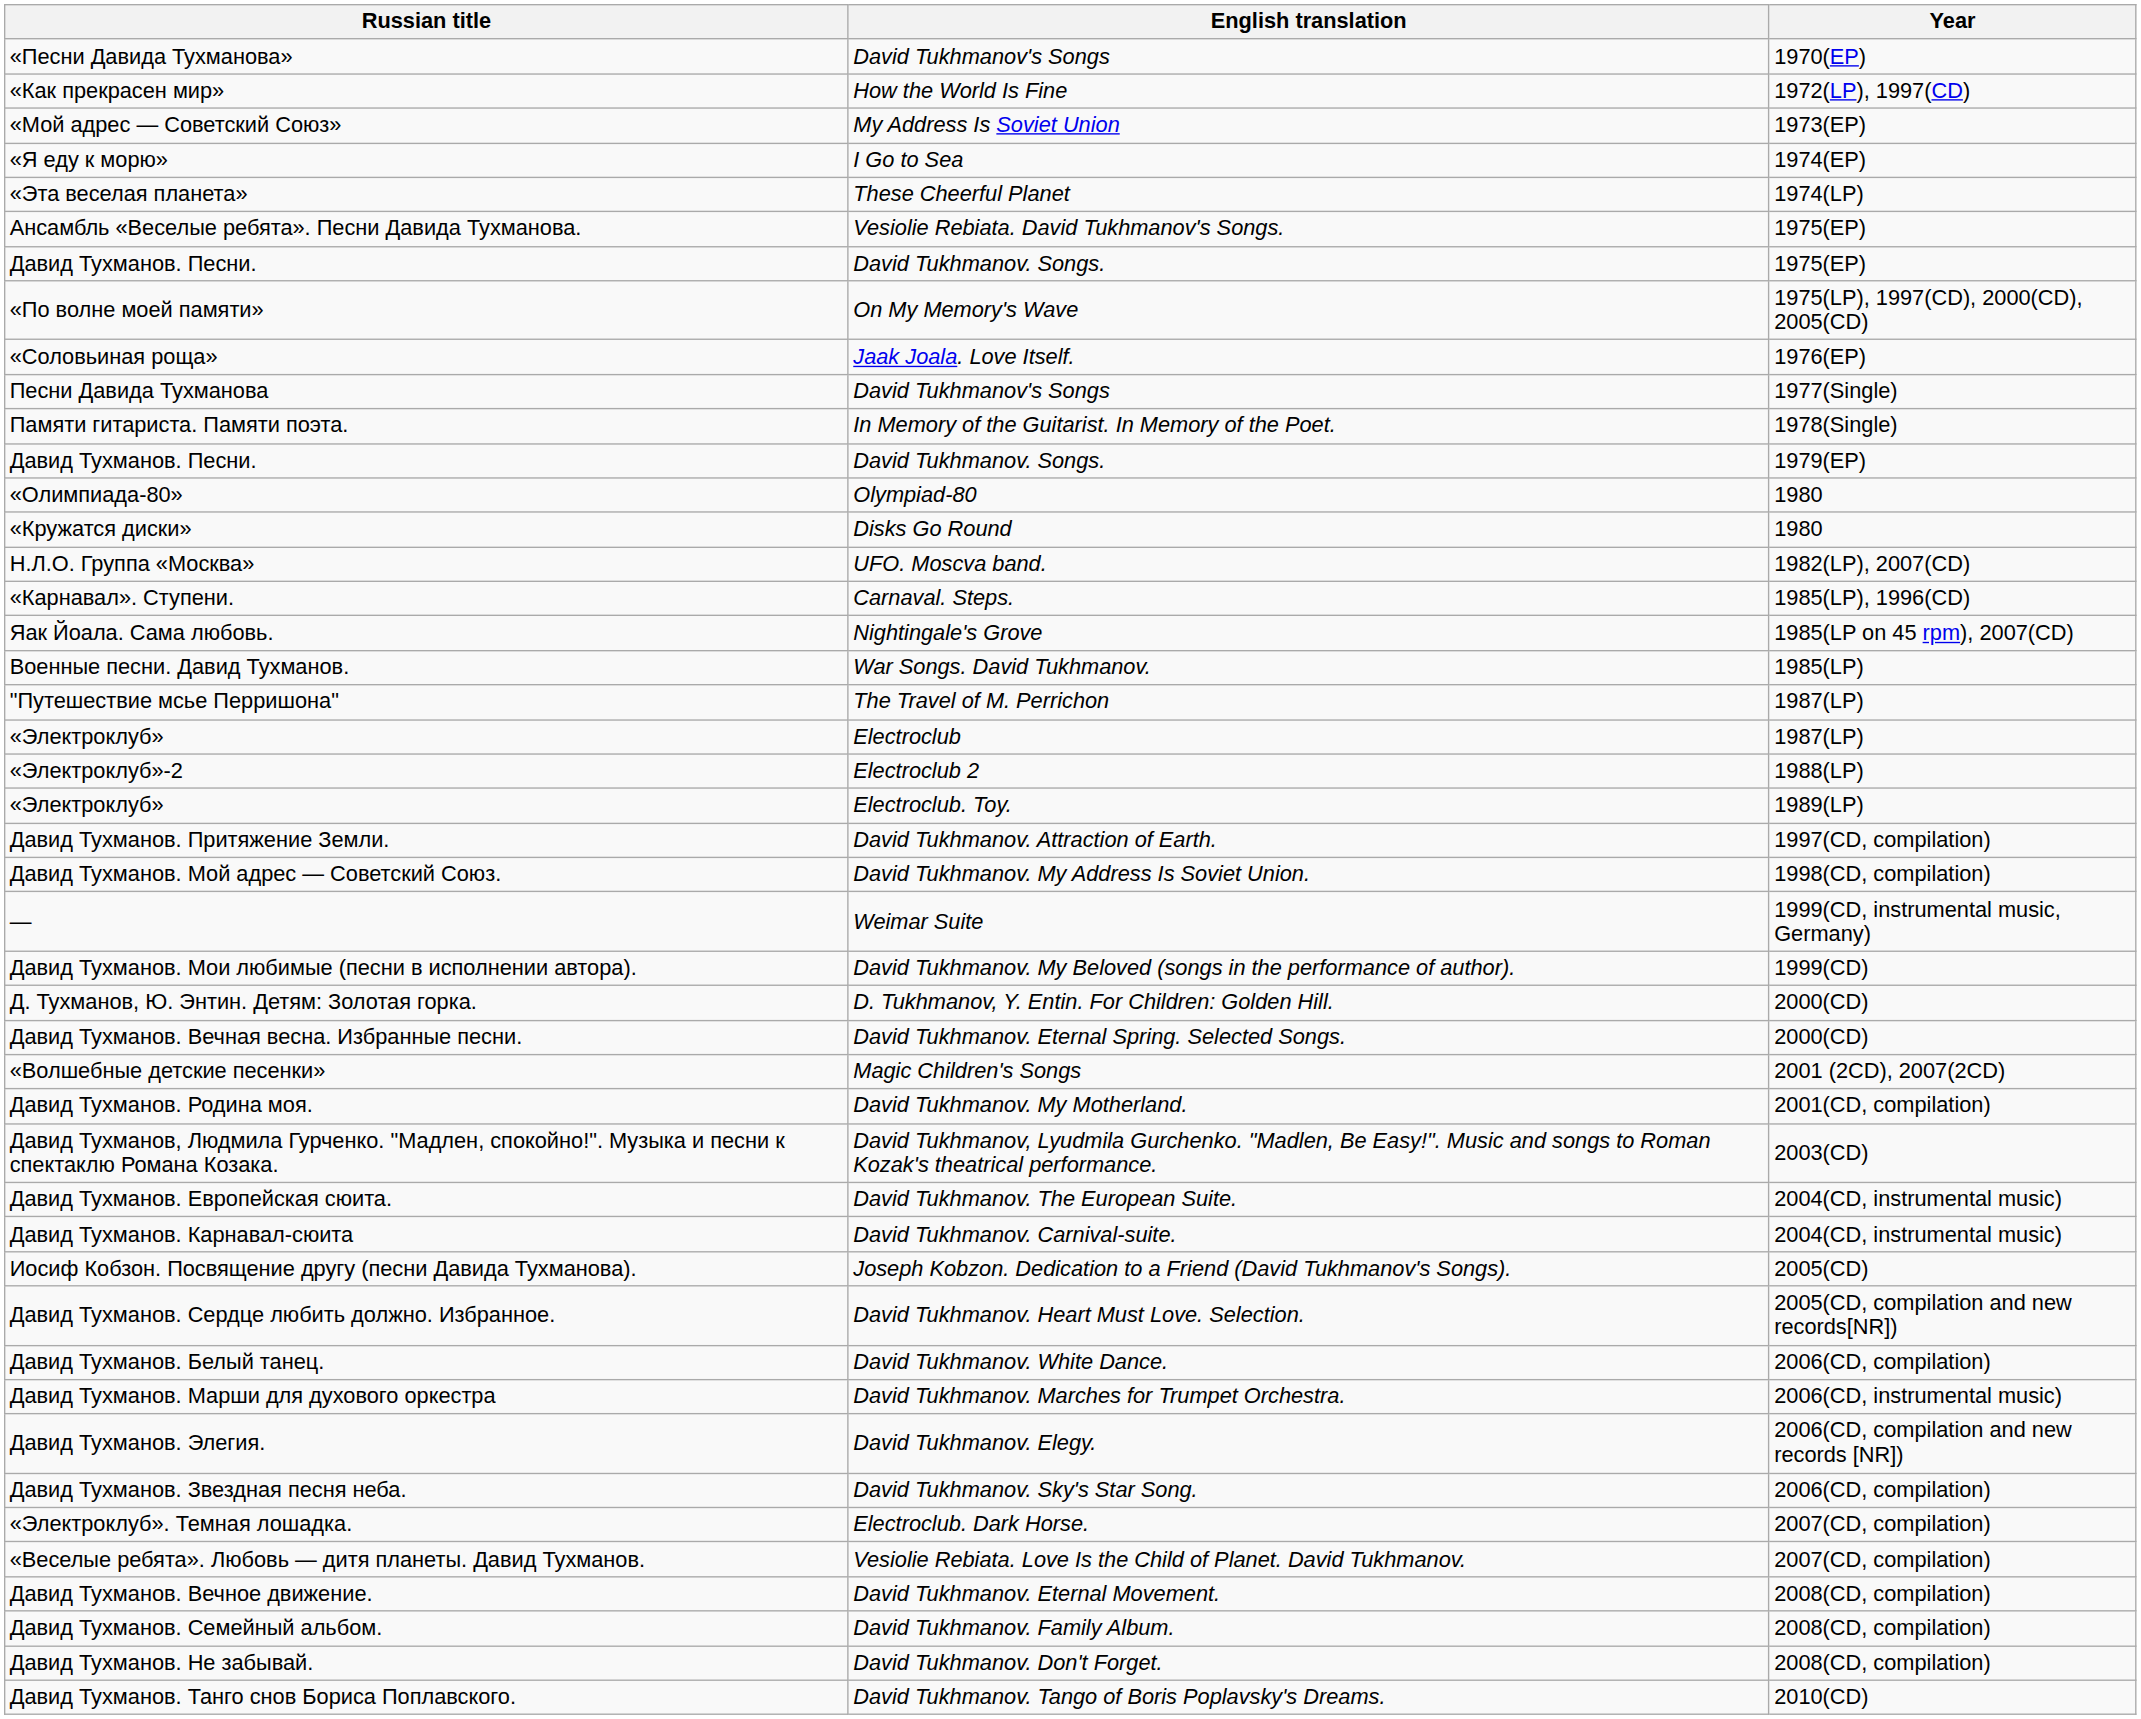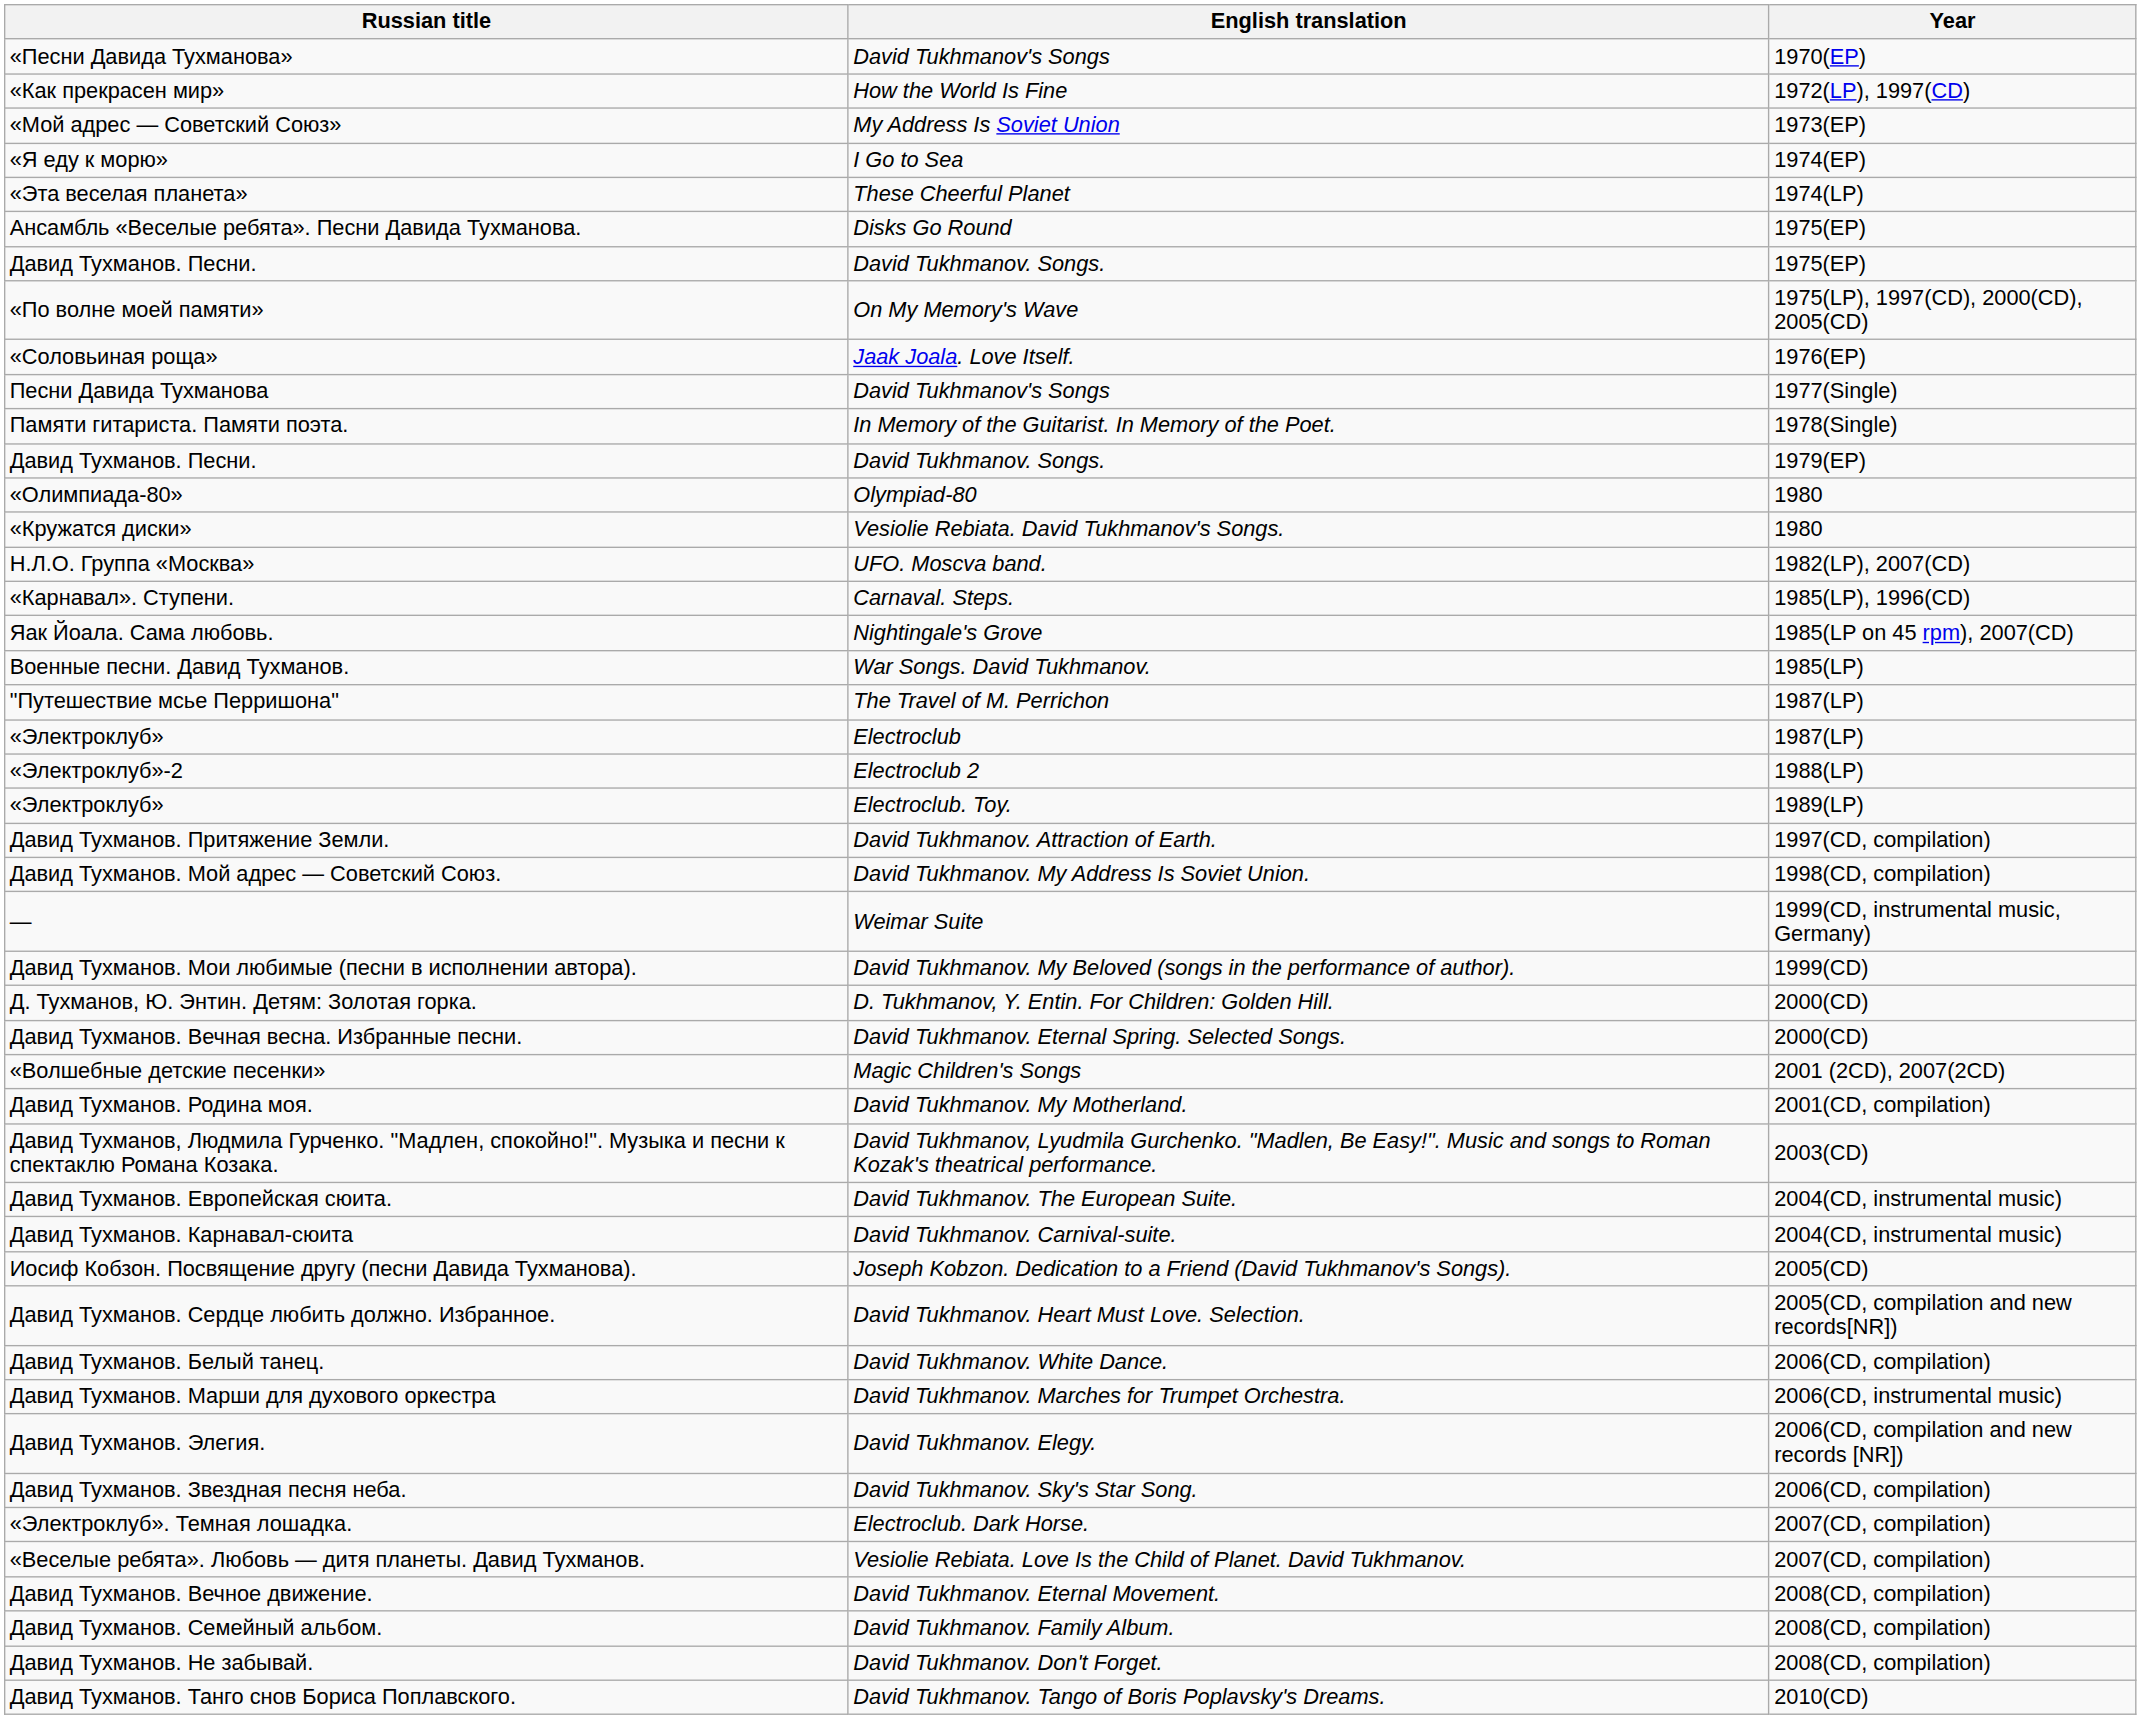(1069, 228) Vesiolie Rebiata. David Tukhmanov's Songs. -> (932, 228) Disks Go Round
(932, 529) Disks Go Round -> (1069, 529) Vesiolie Rebiata. David Tukhmanov's Songs.
